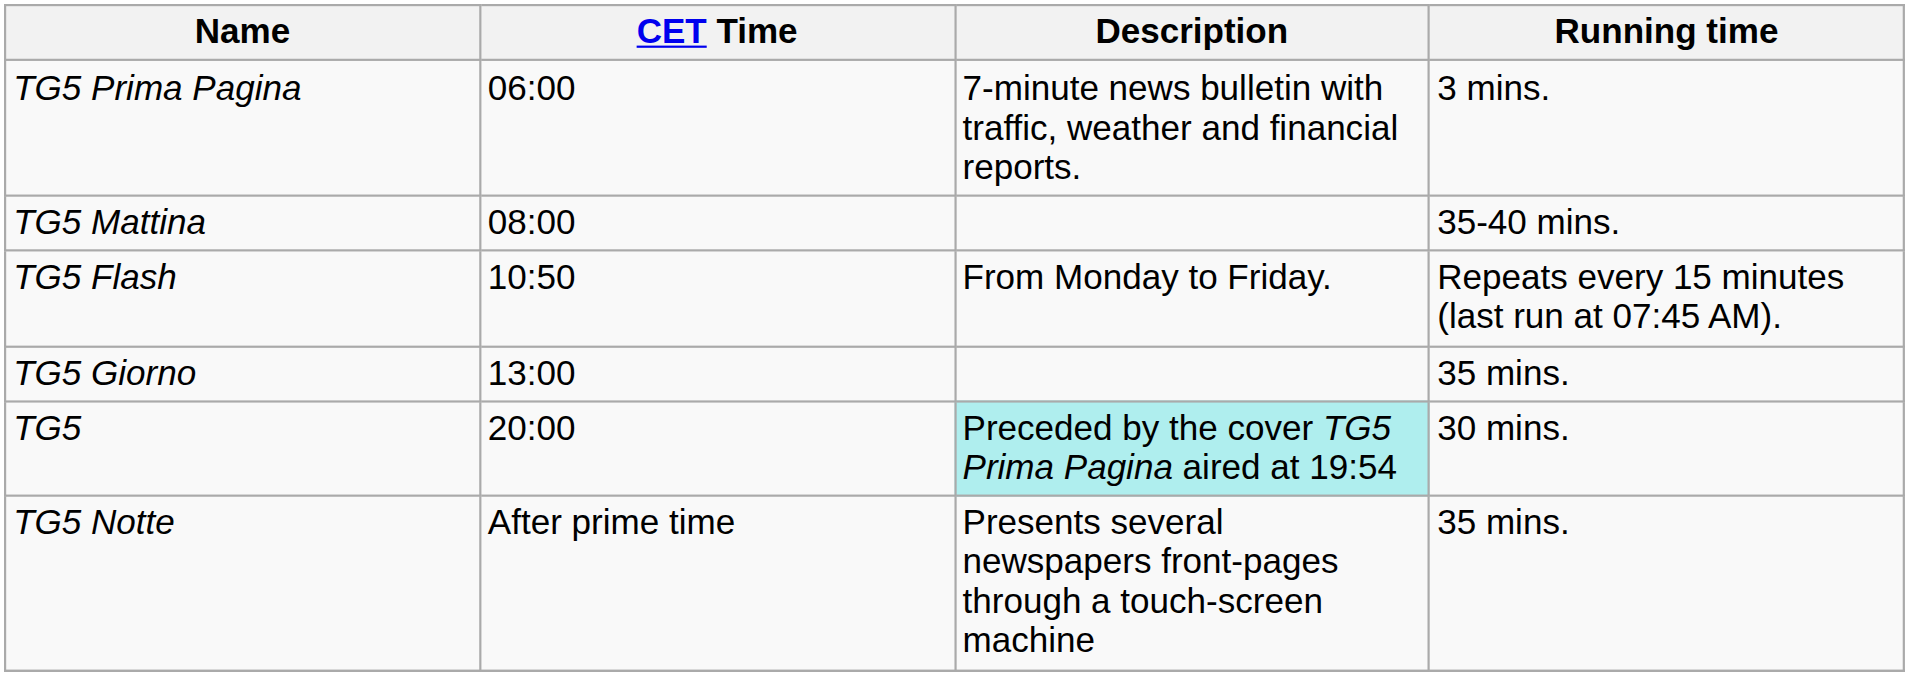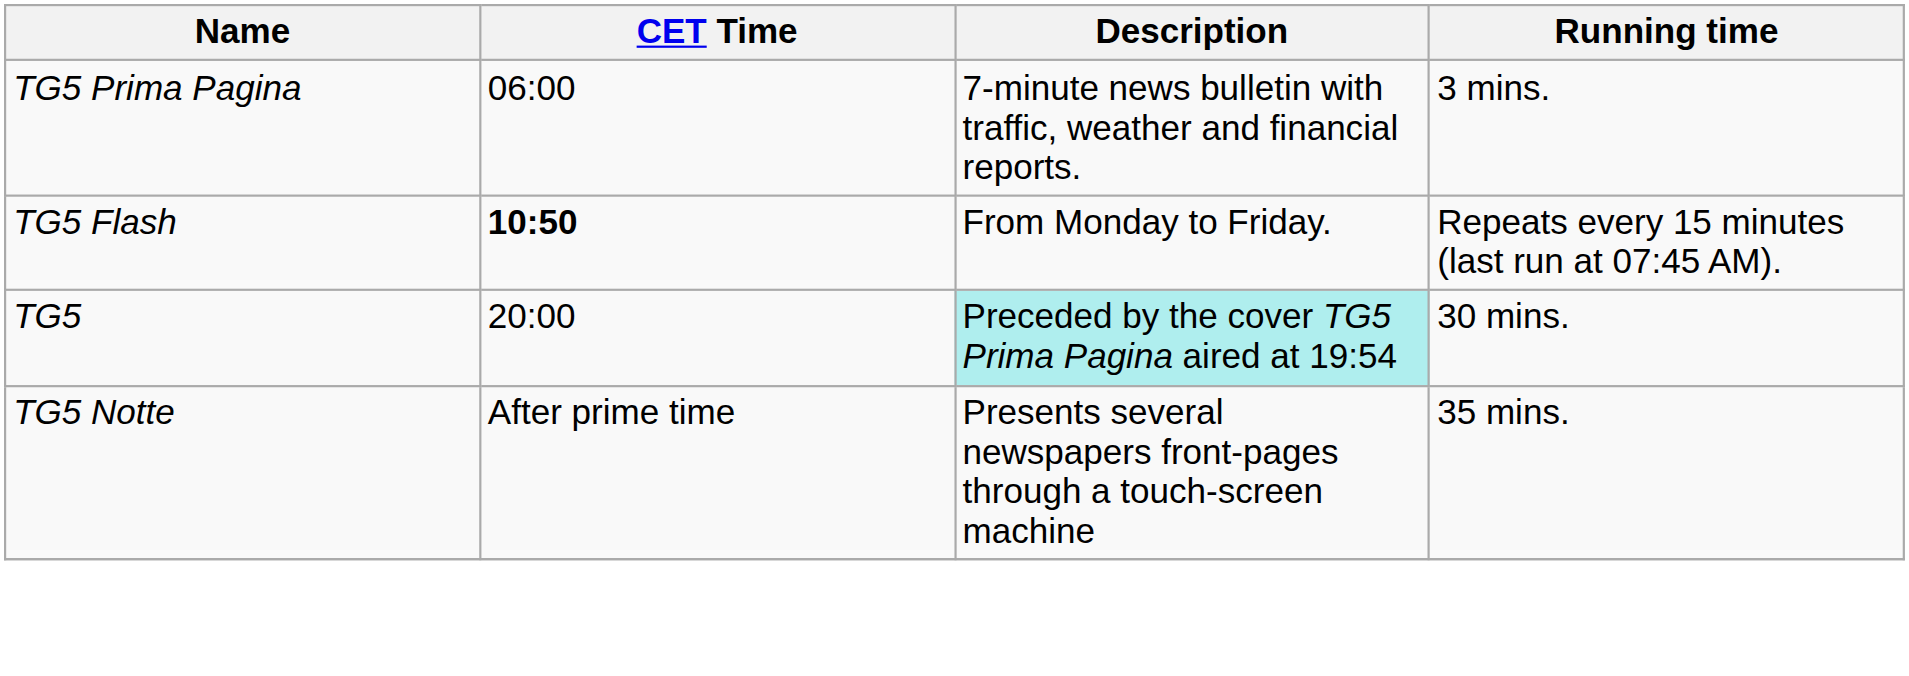- row: (110, 222)
(532, 277) normal -> (533, 222) bold
- row: (105, 372)
